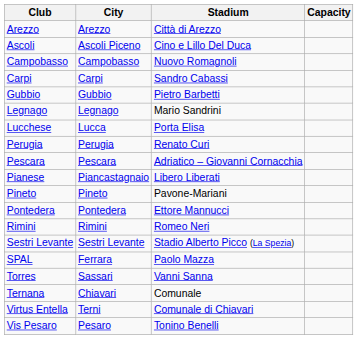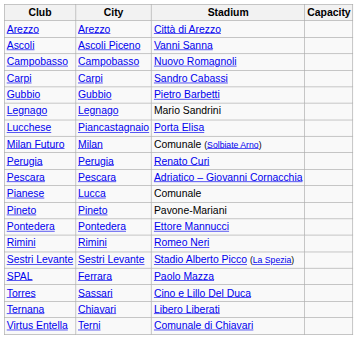(202, 45) Cino e Lillo Del Duca -> (183, 45) Vanni Sanna
(92, 128) Lucca -> (114, 128) Piancastagnaio
+ row: (36, 144)
(114, 177) Piancastagnaio -> (92, 194) Lucca
(187, 177) Libero Liberati -> (178, 194) Comunale
(183, 276) Vanni Sanna -> (202, 293) Cino e Lillo Del Duca
(178, 293) Comunale -> (187, 309) Libero Liberati
- row: (32, 326)
